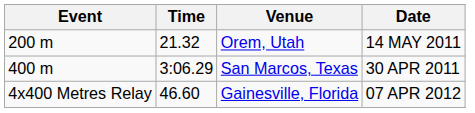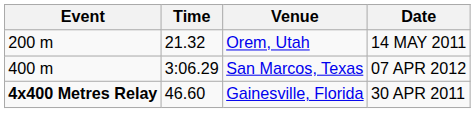(413, 68) 30 APR 2011 -> (419, 68) 07 APR 2012
(80, 94) normal -> (83, 94) bold
(413, 94) 07 APR 2012 -> (418, 94) 30 APR 2011
